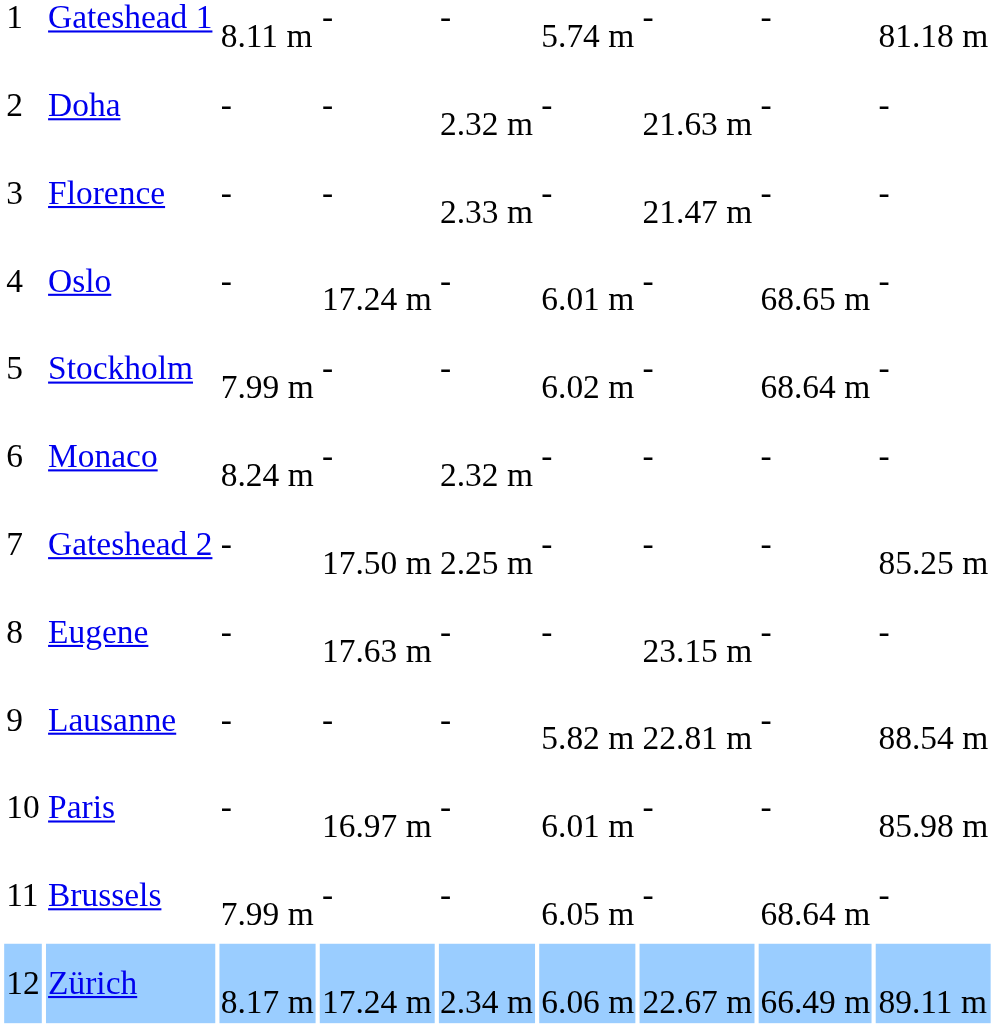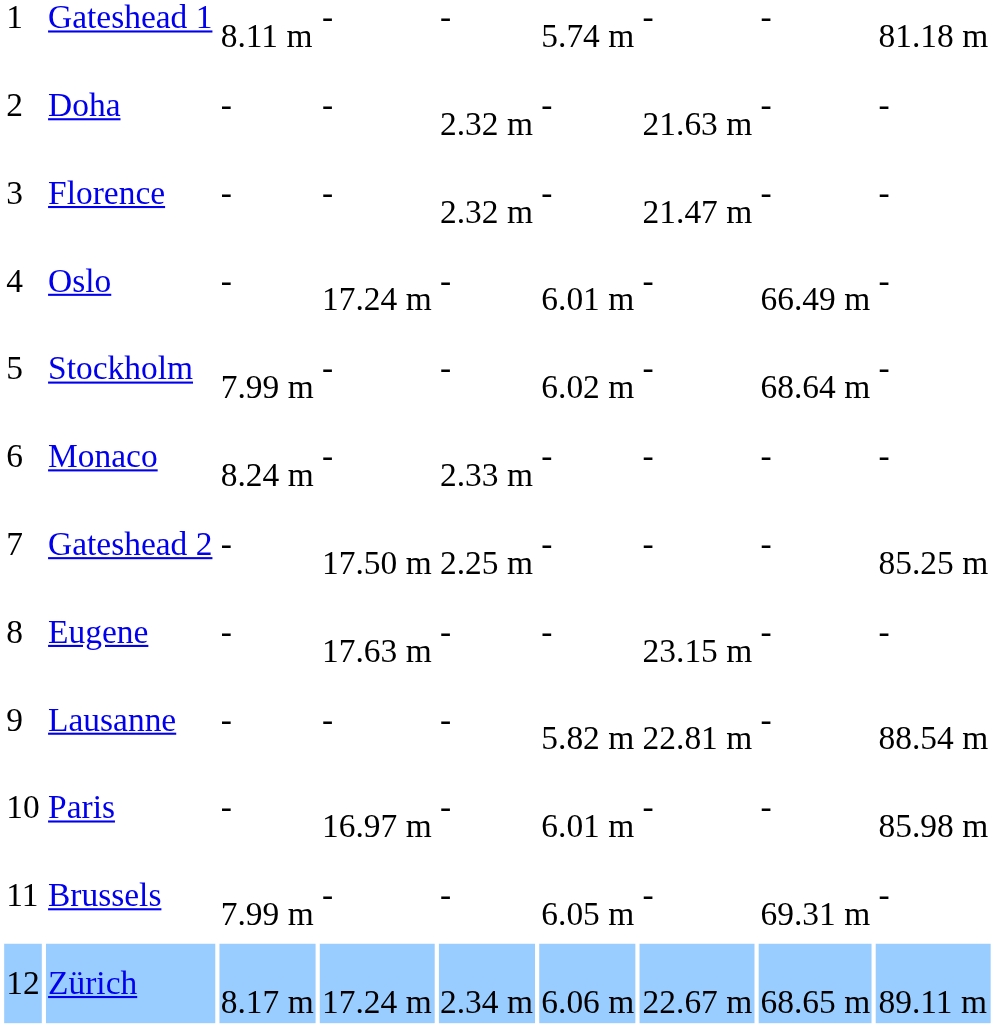(486, 211) 2.33 m -> (486, 211) 2.32 m
(815, 299) 68.65 m -> (815, 299) 66.49 m
(486, 475) 2.32 m -> (486, 475) 2.33 m
(815, 913) 68.64 m -> (815, 913) 69.31 m
(815, 1001) 66.49 m -> (815, 1001) 68.65 m
